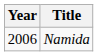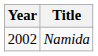(22, 39) 2006 -> (22, 39) 2002
